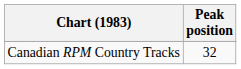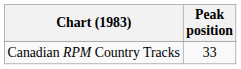(210, 52) 32 -> (210, 52) 33
